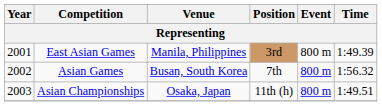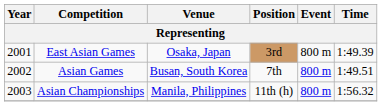(199, 52) Manila, Philippines -> (199, 52) Osaka, Japan
(355, 71) 1:56.32 -> (355, 71) 1:49.51
(199, 91) Osaka, Japan -> (199, 91) Manila, Philippines
(355, 91) 1:49.51 -> (355, 91) 1:56.32
